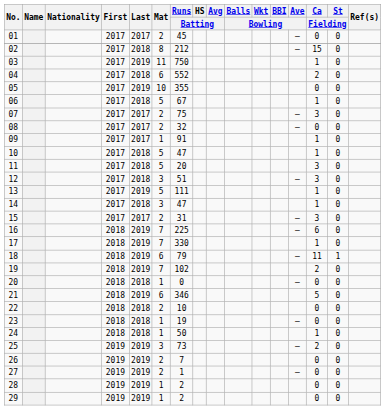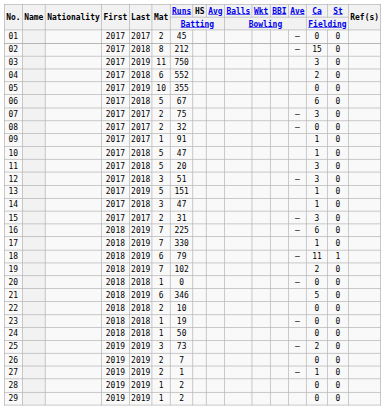(317, 62) 1 -> (317, 62) 3
(317, 101) 1 -> (317, 101) 6
(182, 192) 111 -> (182, 192) 151
(317, 334) 1 -> (317, 334) 0
(317, 373) 0 -> (317, 373) 1
